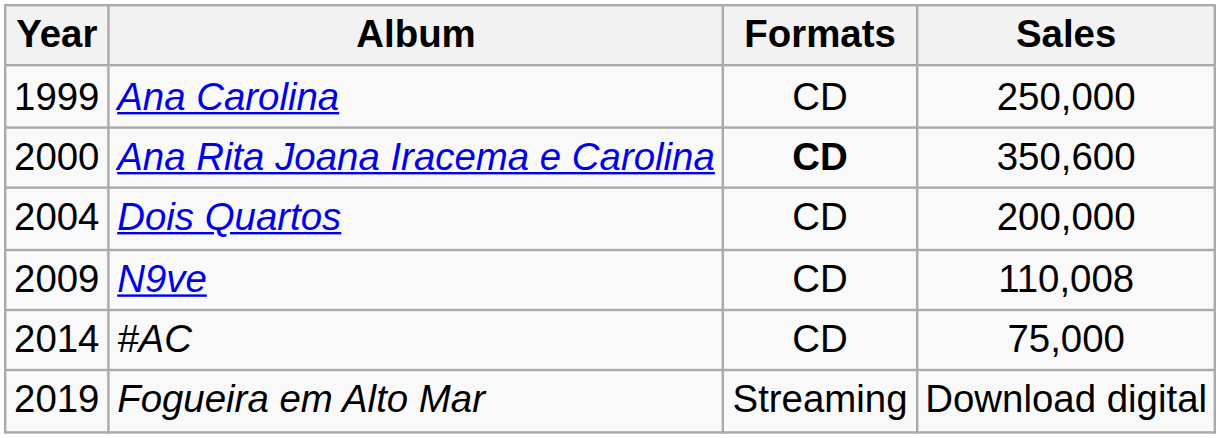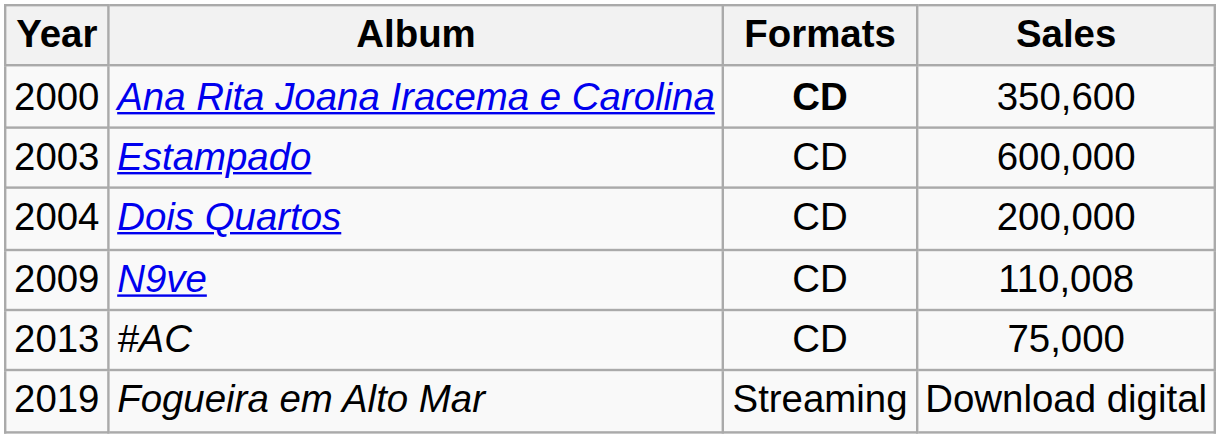- row: (228, 95)
+ row: (214, 156)
(57, 339) 2014 -> (57, 339) 2013
